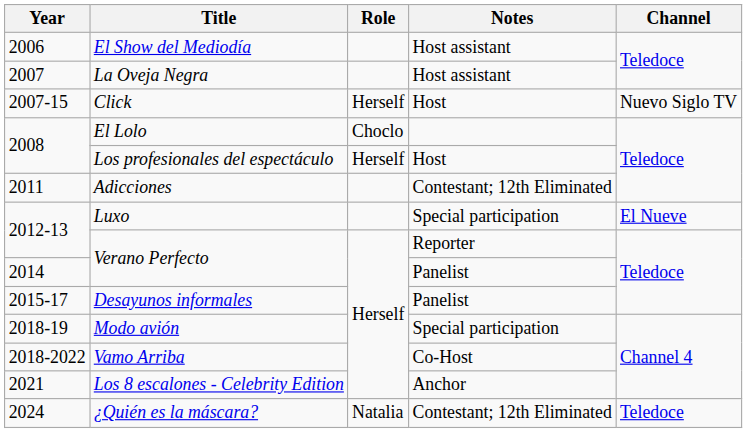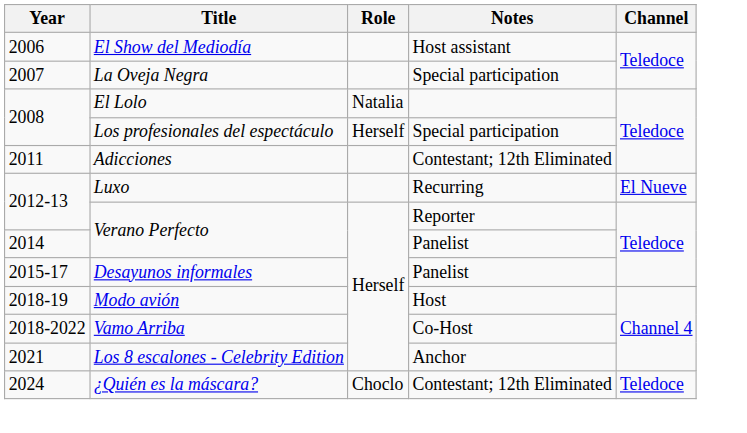(462, 74) Host assistant -> (486, 74) Special participation
- row: (38, 103)
(378, 131) Choclo -> (378, 103) Natalia
(429, 159) Host -> (486, 131) Special participation
(486, 215) Special participation -> (448, 187) Recurring
(486, 328) Special participation -> (429, 300) Host
(378, 412) Natalia -> (378, 384) Choclo
